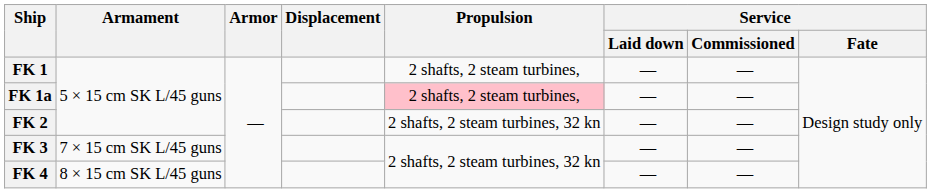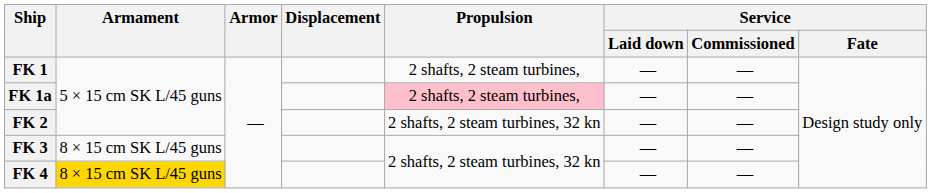(140, 148) 7 × 15 cm SK L/45 guns -> (140, 148) 8 × 15 cm SK L/45 guns
(140, 174) no background -> (140, 174) gold background
